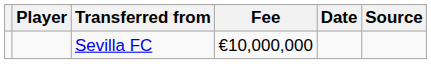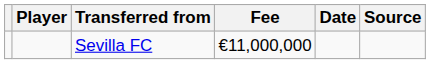(266, 44) €10,000,000 -> (265, 44) €11,000,000
